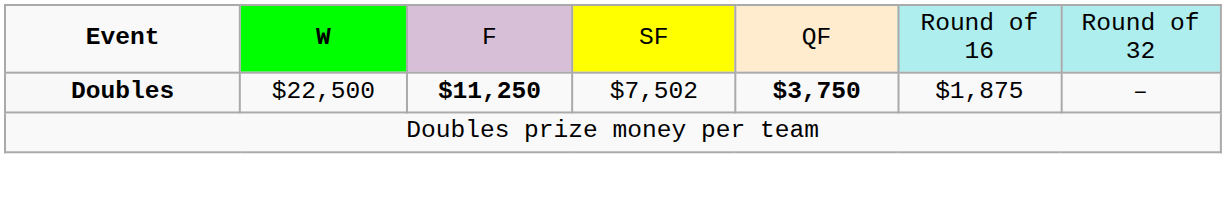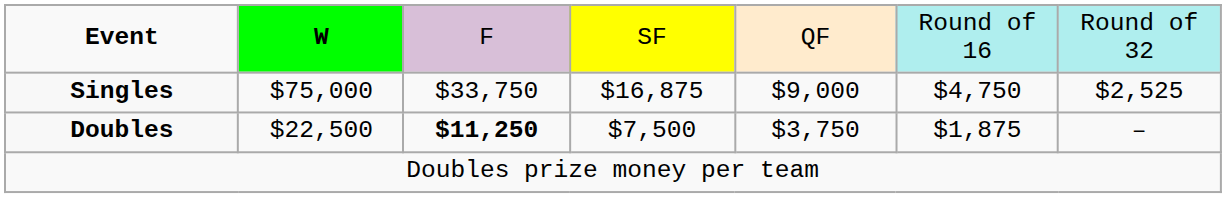+ row: (122, 93)
(654, 93) $7,502 -> (652, 132) $7,500
(817, 93) bold -> (816, 132) normal
